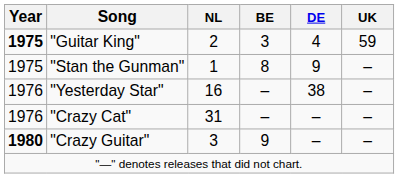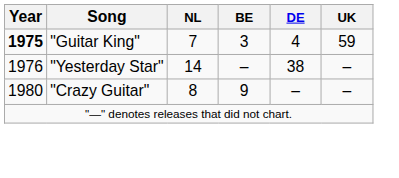(214, 41) 2 -> (193, 41) 7
- row: (117, 66)
(214, 91) 16 -> (193, 66) 14
- row: (91, 116)
(26, 141) bold -> (26, 91) normal
(214, 141) 3 -> (193, 91) 8
